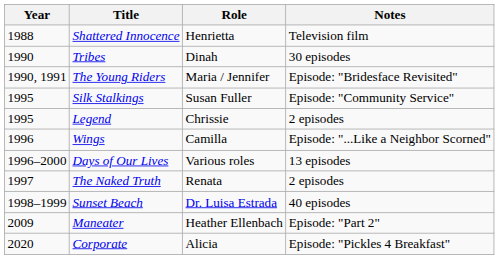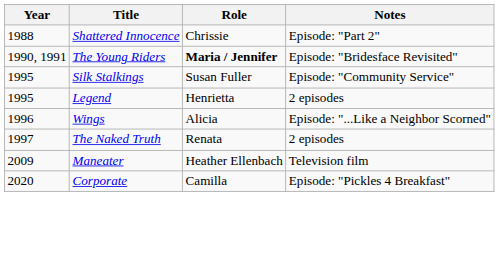(210, 35) Henrietta -> (207, 35) Chrissie
(329, 35) Television film -> (334, 35) Episode: "Part 2"
- row: (89, 56)
(227, 77) normal -> (231, 56) bold
(207, 118) Chrissie -> (210, 98) Henrietta
(206, 139) Camilla -> (202, 118) Alicia
- row: (120, 160)
- row: (108, 202)
(334, 222) Episode: "Part 2" -> (329, 160) Television film
(202, 243) Alicia -> (206, 181) Camilla
